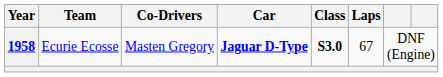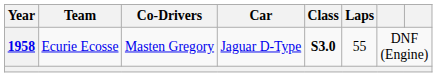(264, 46) bold -> (261, 46) normal
(366, 46) 67 -> (360, 46) 55
